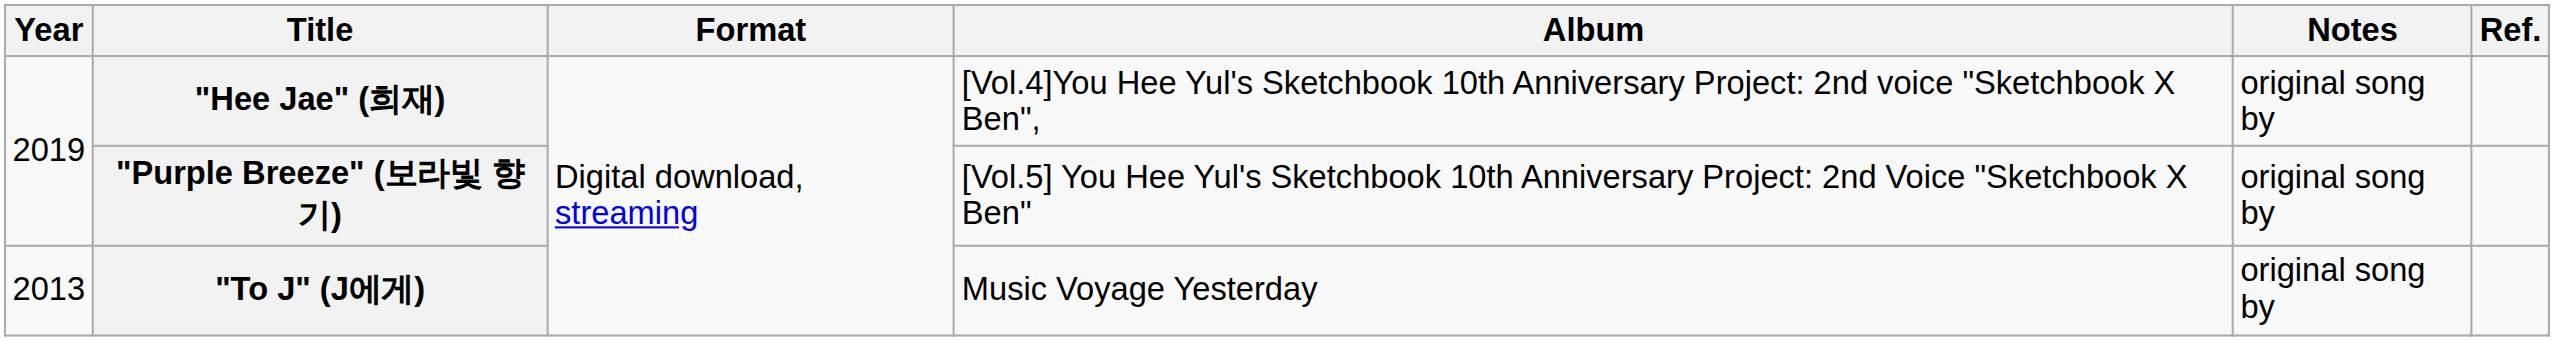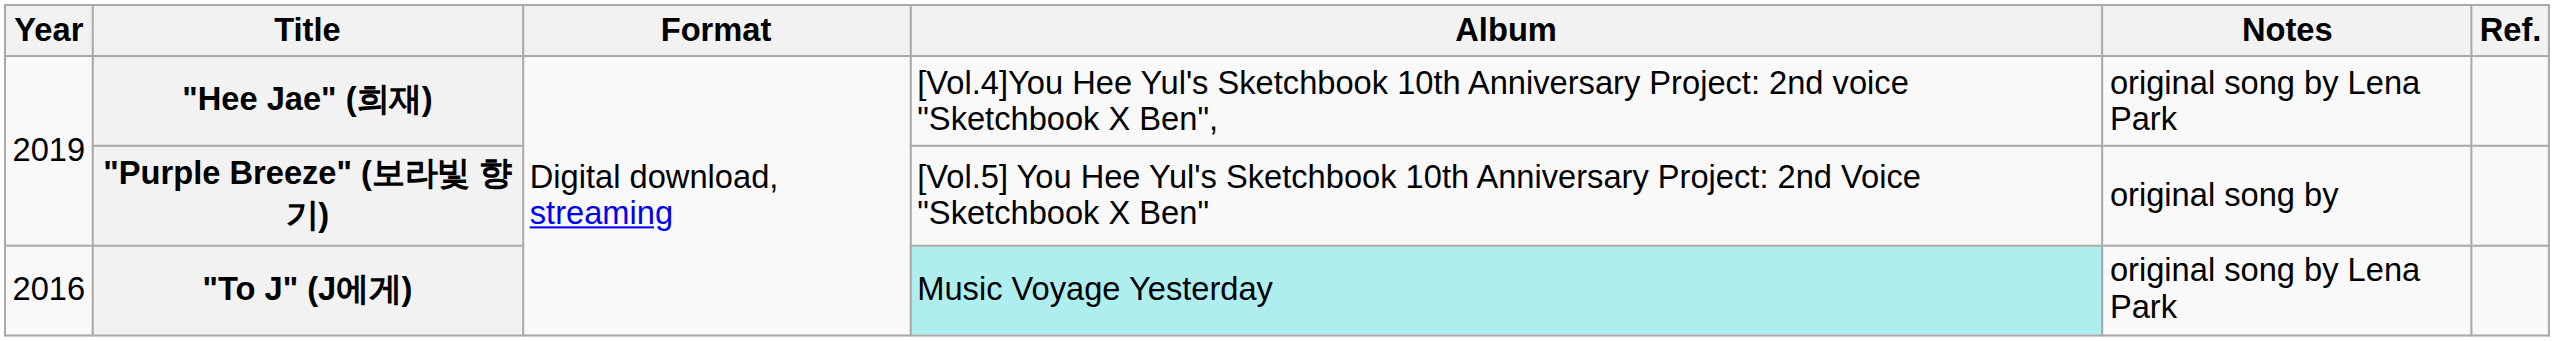(2333, 100) original song by -> (2265, 100) original song by Lena Park
(49, 289) 2013 -> (49, 289) 2016
(1140, 289) no background -> (1095, 289) paleturquoise background
(2333, 289) original song by -> (2265, 289) original song by Lena Park
